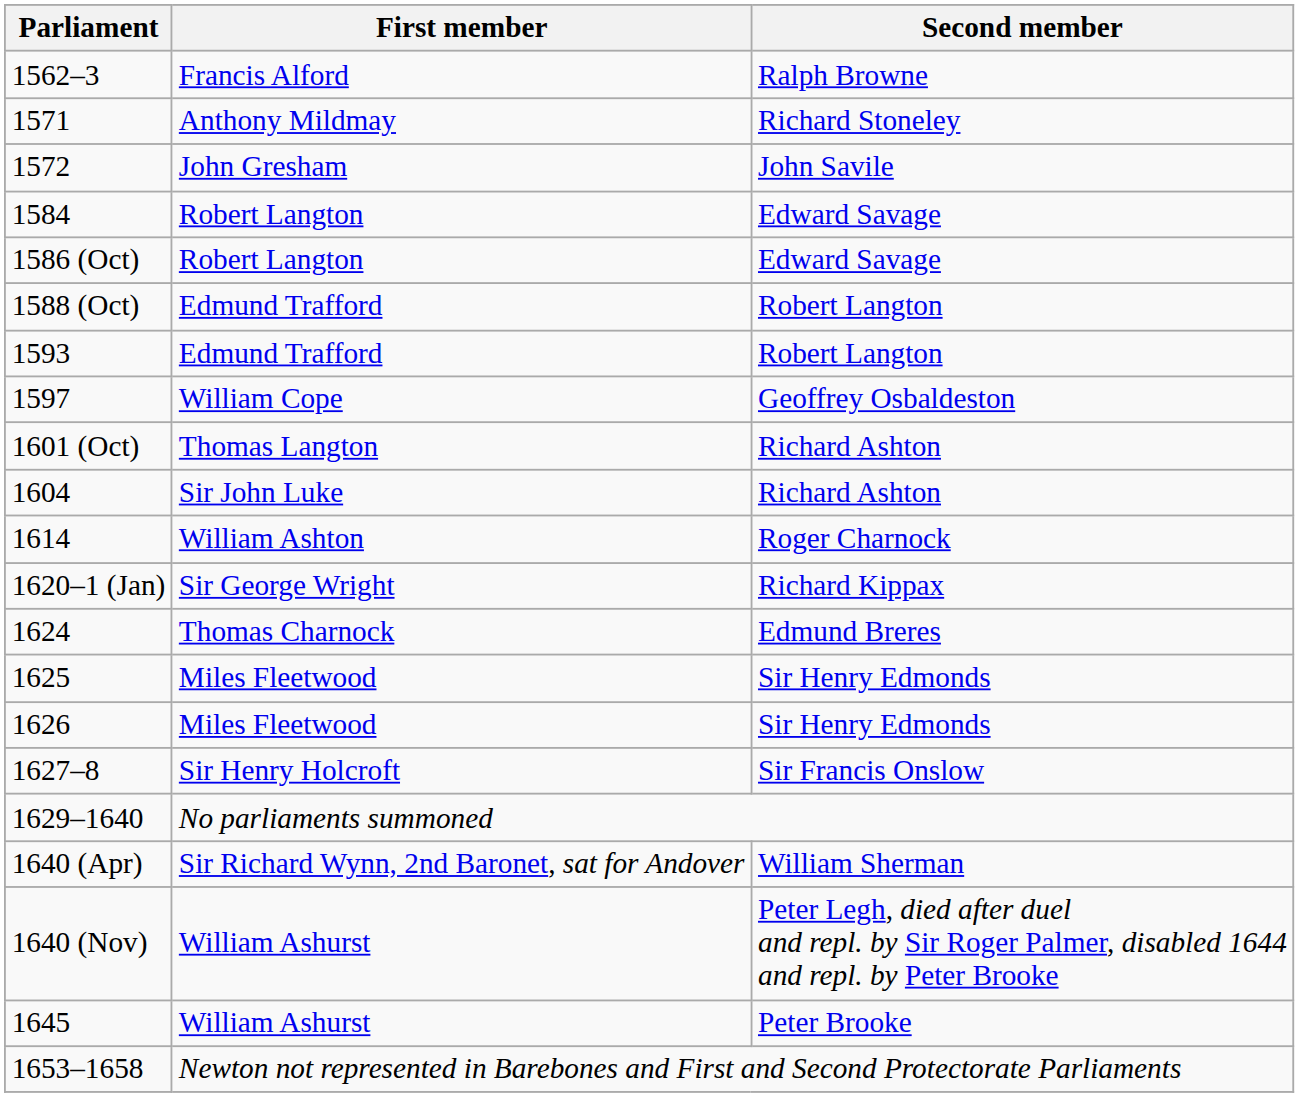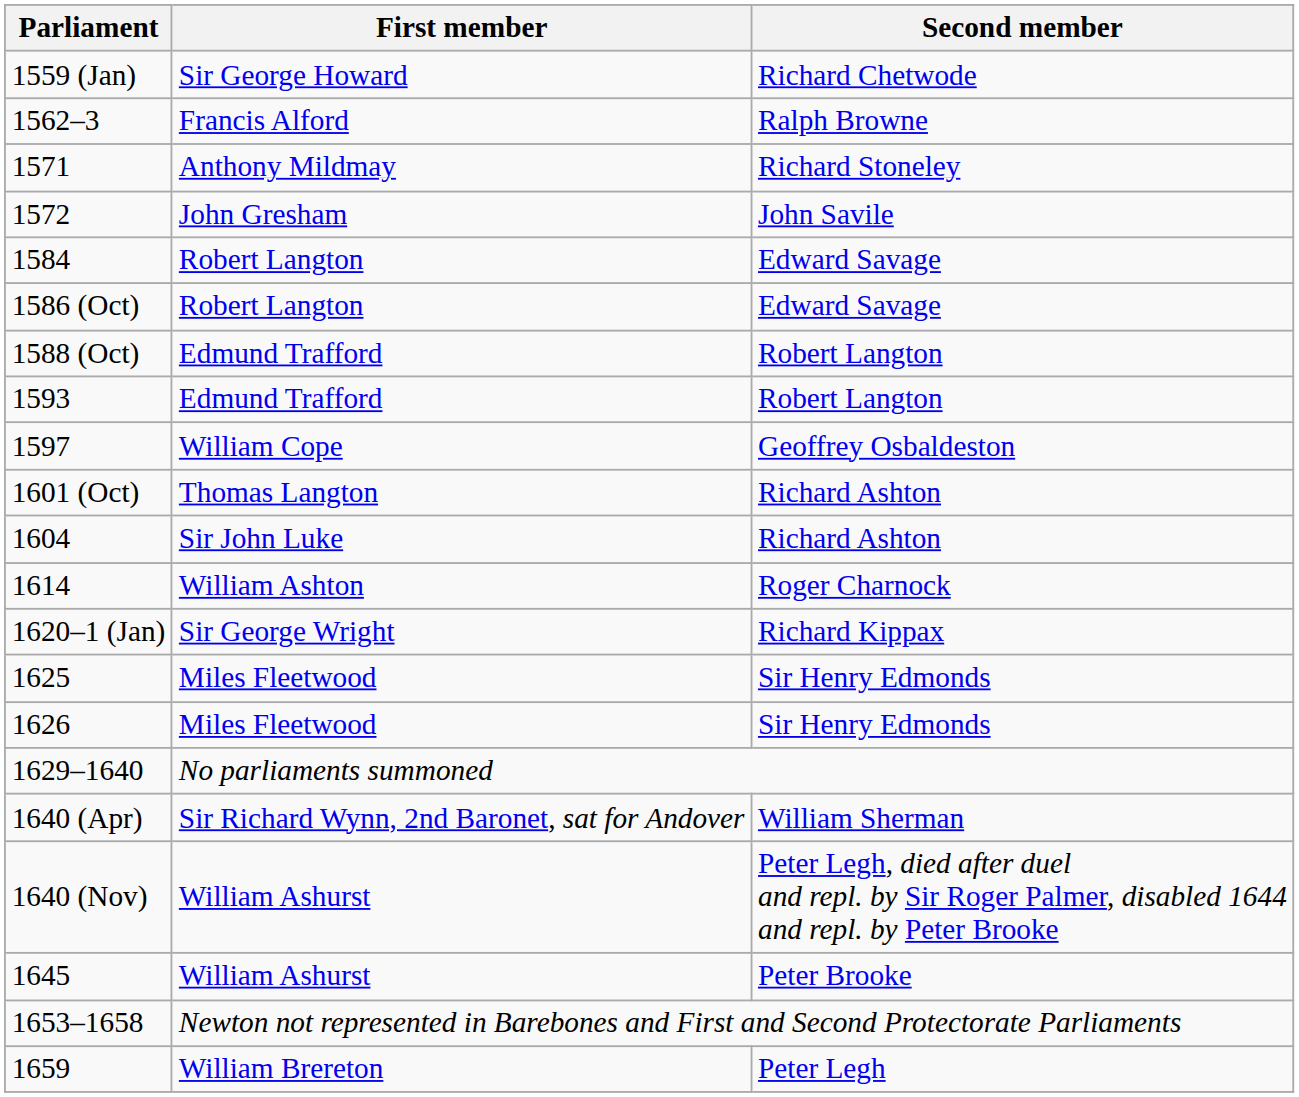+ row: (74, 74)
- row: (41, 631)
- row: (56, 770)
+ row: (41, 1068)
